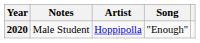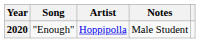columns swapped: (167, 12) <-> (61, 12)
